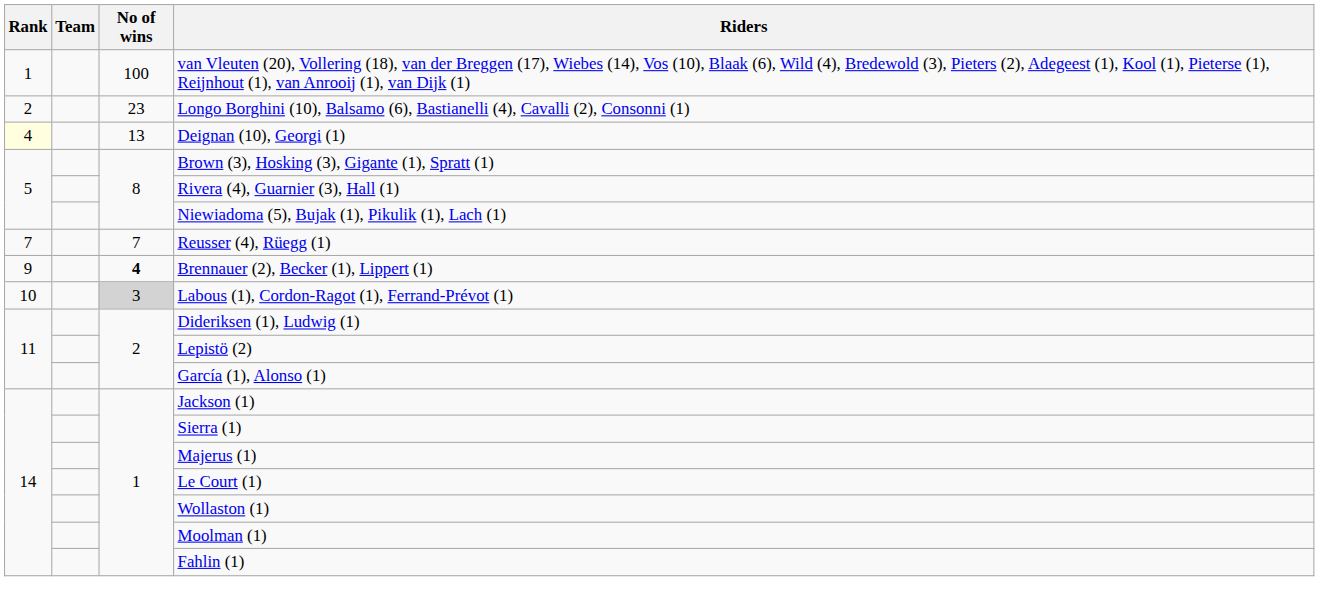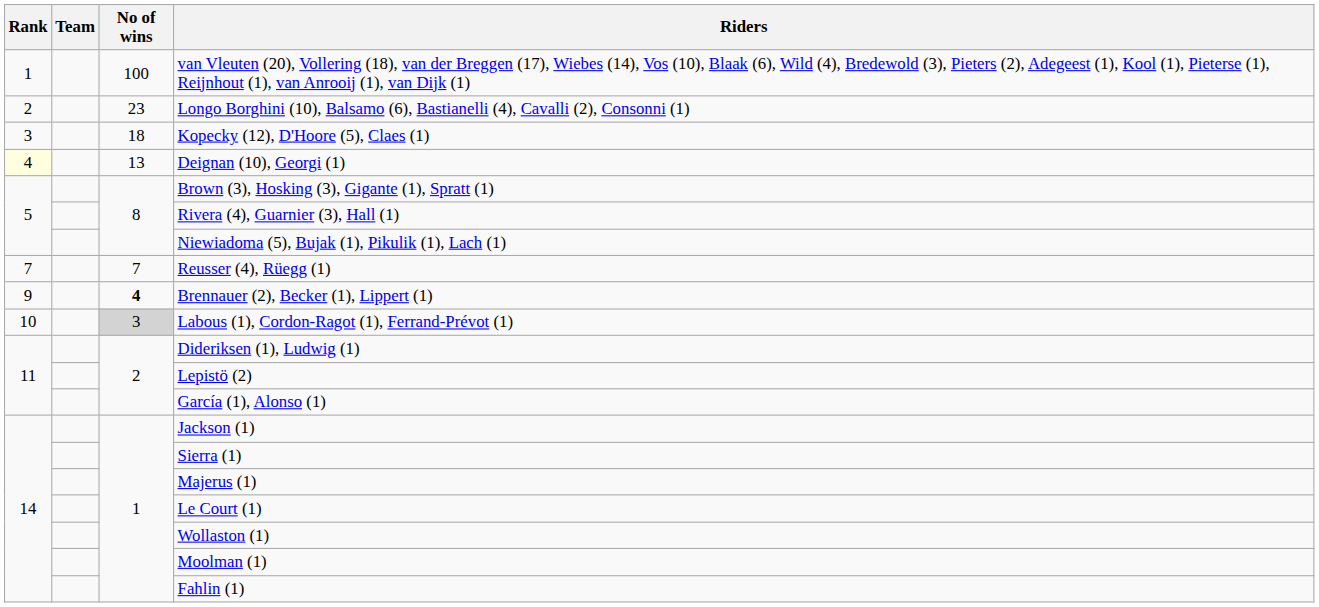+ row: (303, 135)
